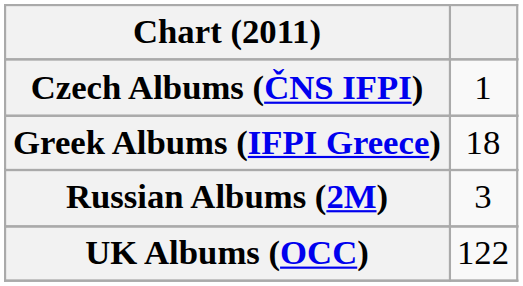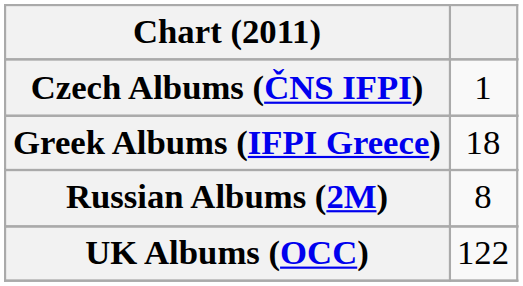(483, 197) 3 -> (483, 197) 8
